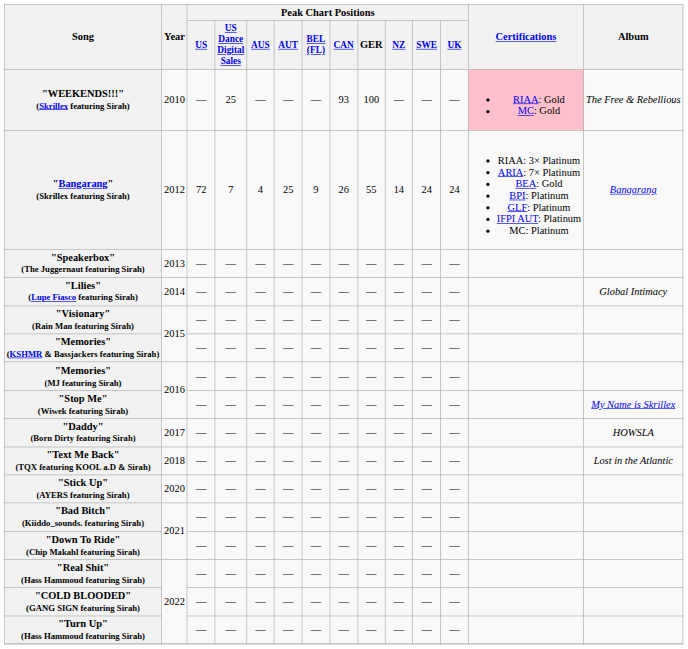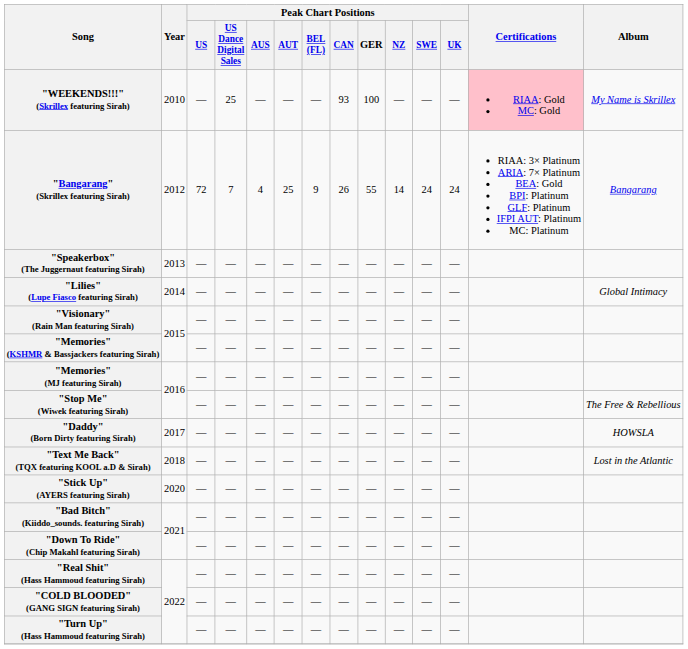(633, 99) The Free & Rebellious -> (633, 99) My Name is Skrillex
(633, 404) My Name is Skrillex -> (633, 404) The Free & Rebellious
